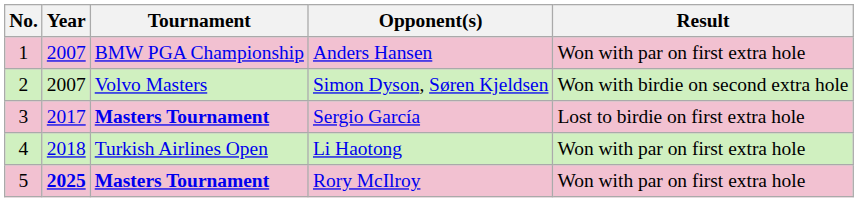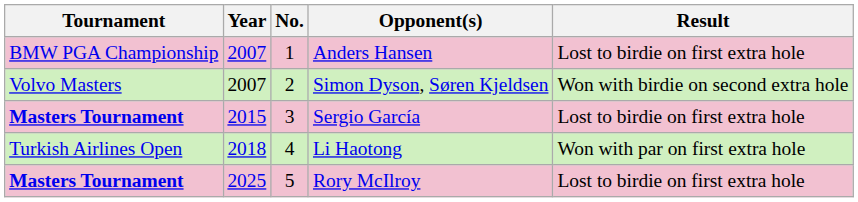columns swapped: (23, 20) <-> (199, 20)
(681, 52) Won with par on first extra hole -> (681, 52) Lost to birdie on first extra hole
(66, 116) 2017 -> (247, 116) 2015
(66, 181) bold -> (247, 181) normal
(681, 181) Won with par on first extra hole -> (681, 181) Lost to birdie on first extra hole
